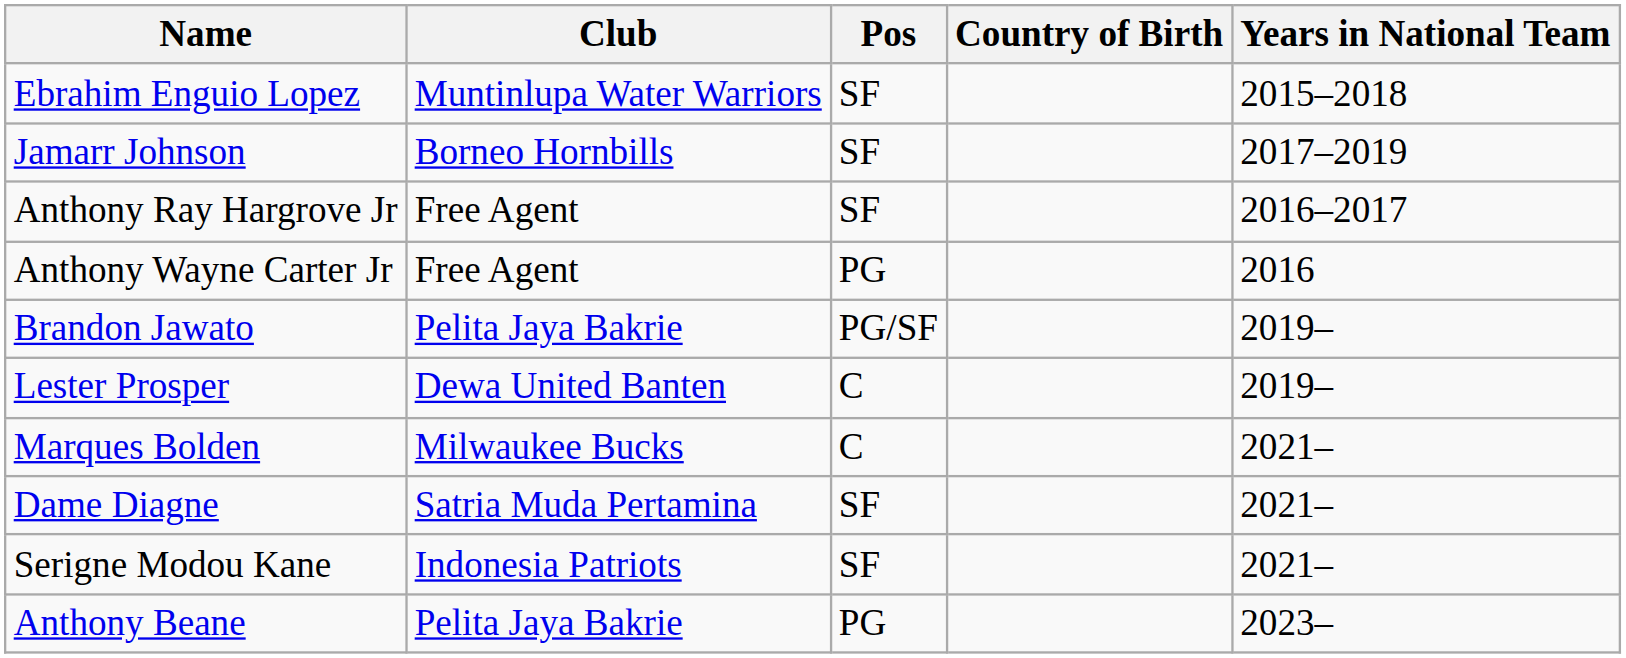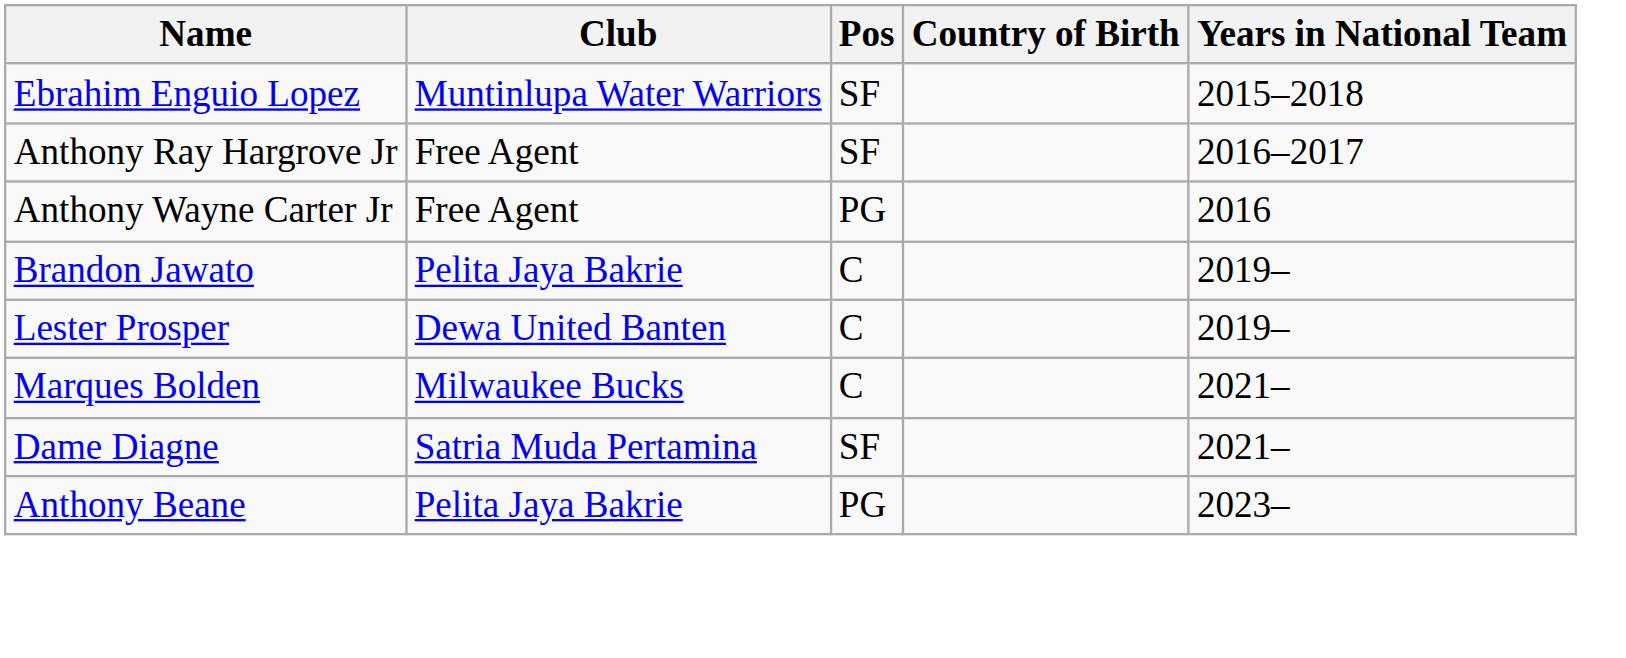- row: (130, 151)
(888, 328) PG/SF -> (851, 269) C
- row: (172, 563)
